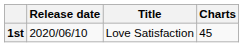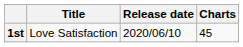columns swapped: (65, 14) <-> (150, 14)
